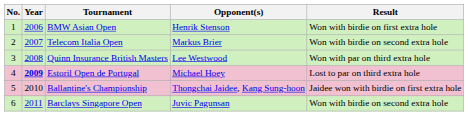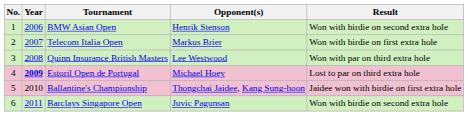(373, 27) Won with birdie on first extra hole -> (379, 27) Won with birdie on second extra hole
(379, 42) Won with birdie on second extra hole -> (373, 42) Won with birdie on first extra hole
